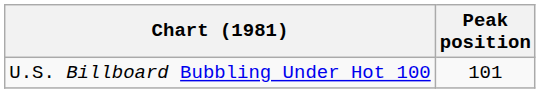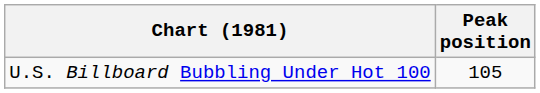(485, 73) 101 -> (485, 73) 105
